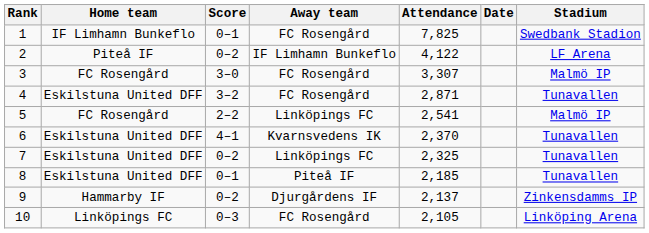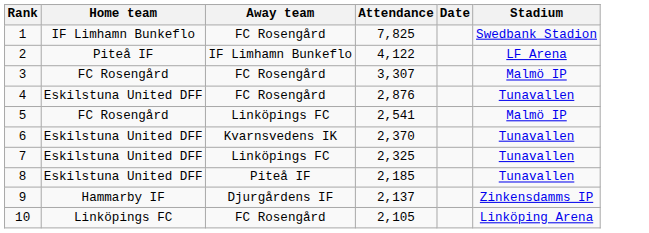- column: (227, 15)
(440, 96) 2,871 -> (396, 96) 2,876
